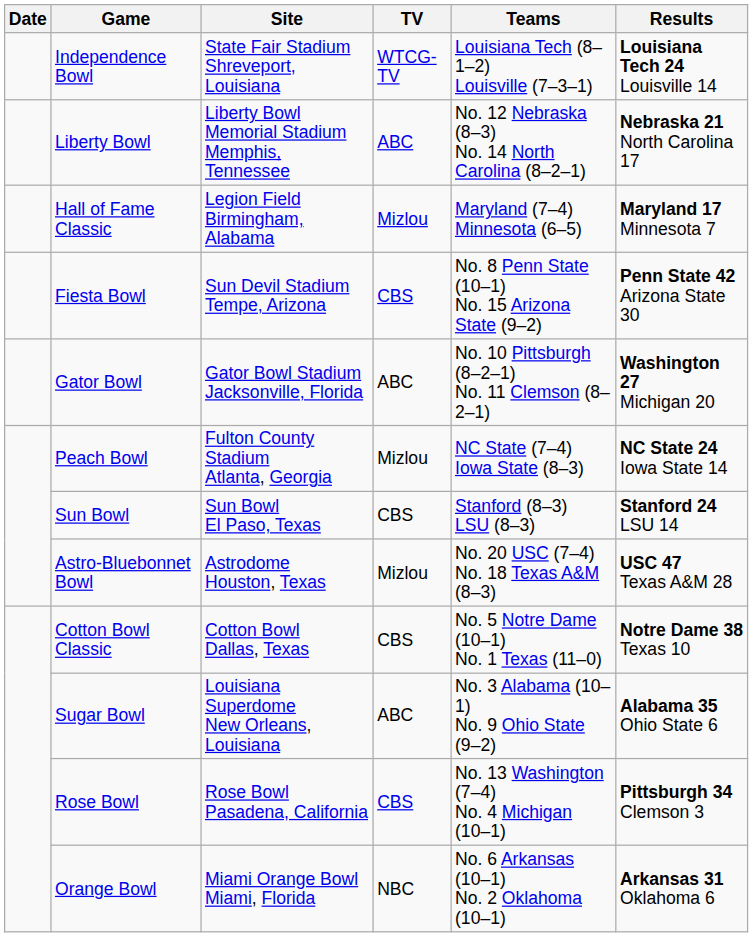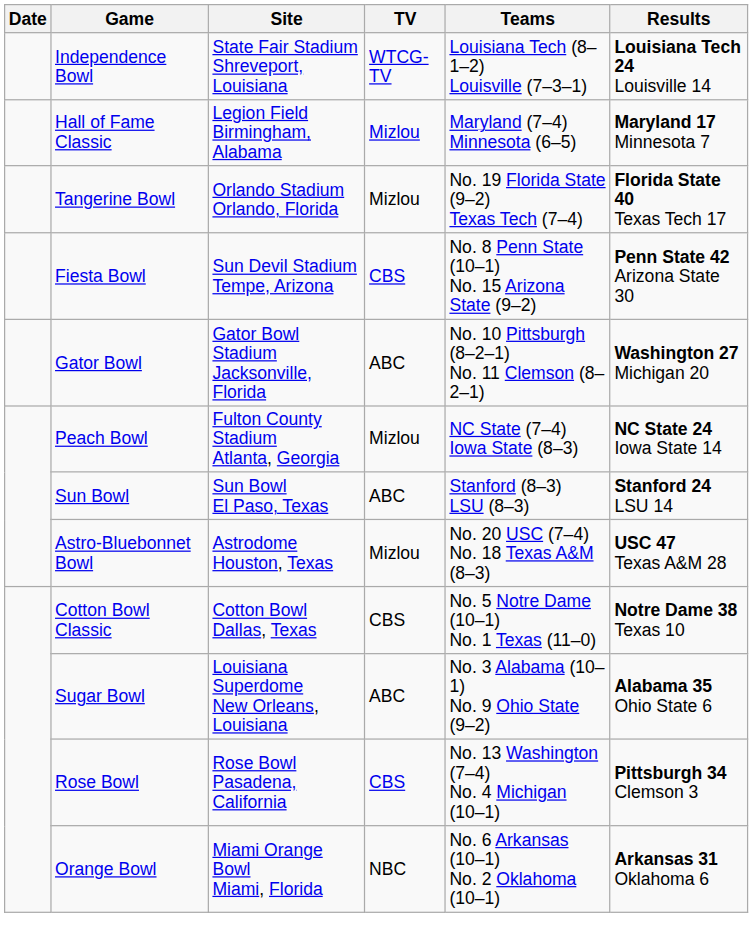- row: (103, 143)
+ row: (115, 200)
(395, 516) CBS -> (387, 496) ABC
